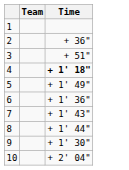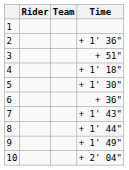+ column: (35, 12)
(77, 41) + 36" -> (100, 41) + 1' 36"
(69, 70) bold -> (100, 70) normal
(69, 85) + 1' 49" -> (100, 85) + 1' 30"
(69, 99) + 1' 36" -> (108, 99) + 36"
(69, 143) + 1' 30" -> (100, 143) + 1' 49"
